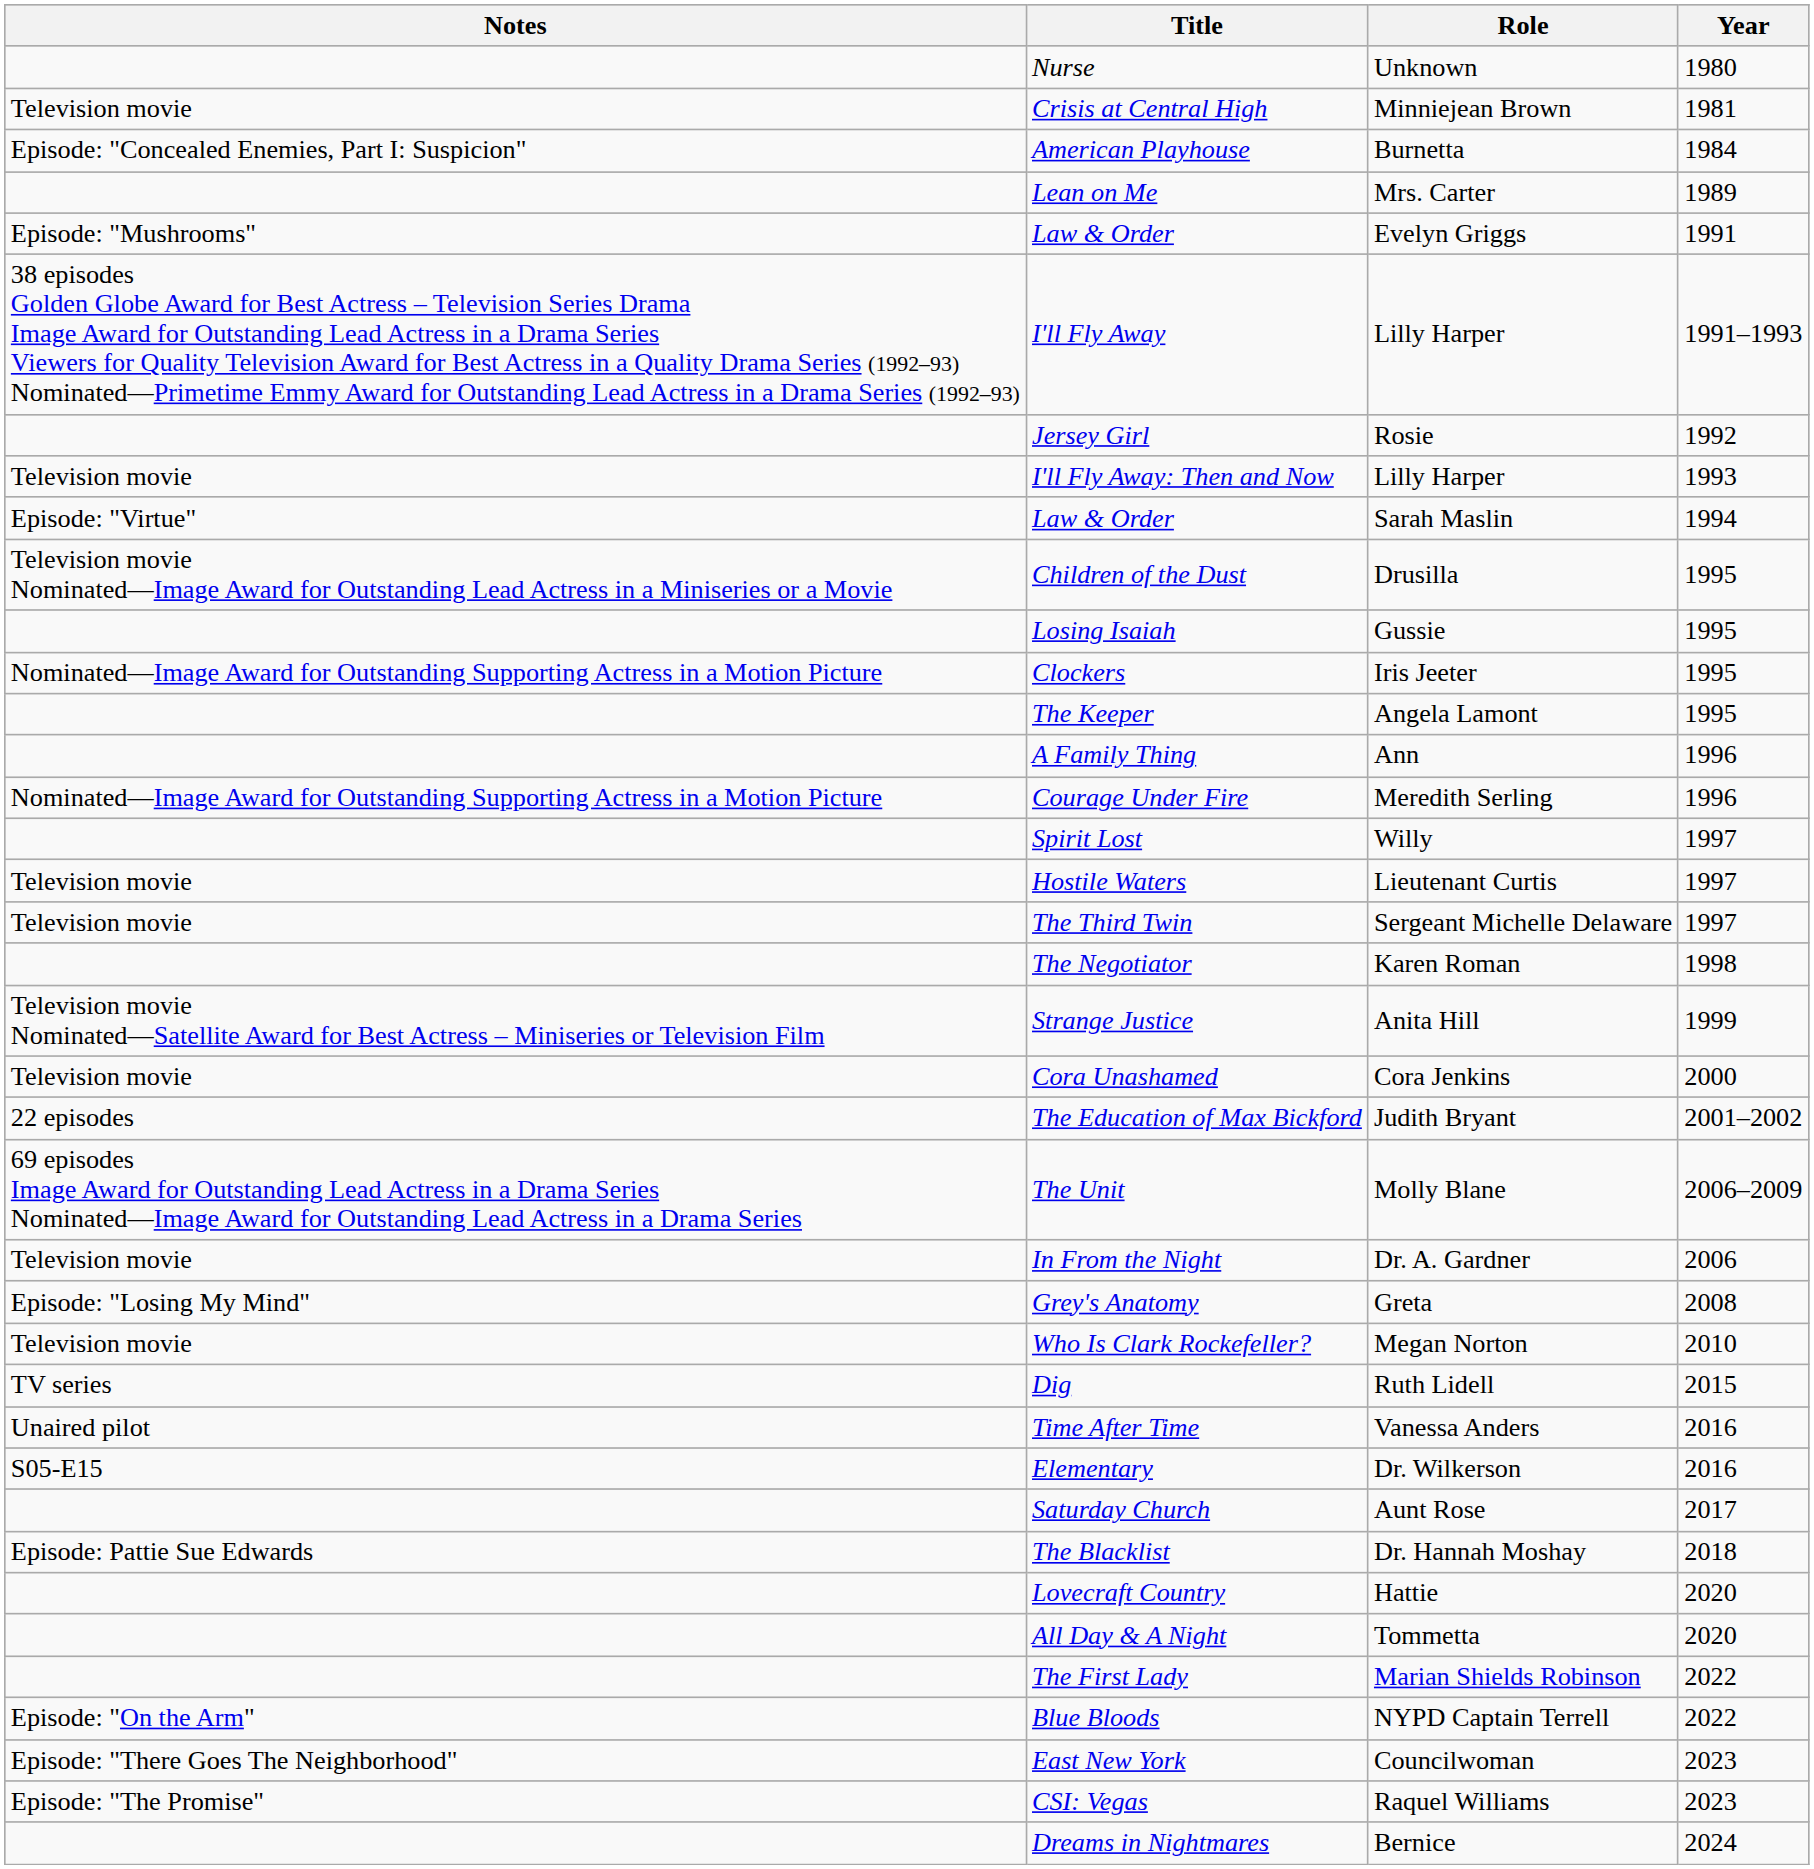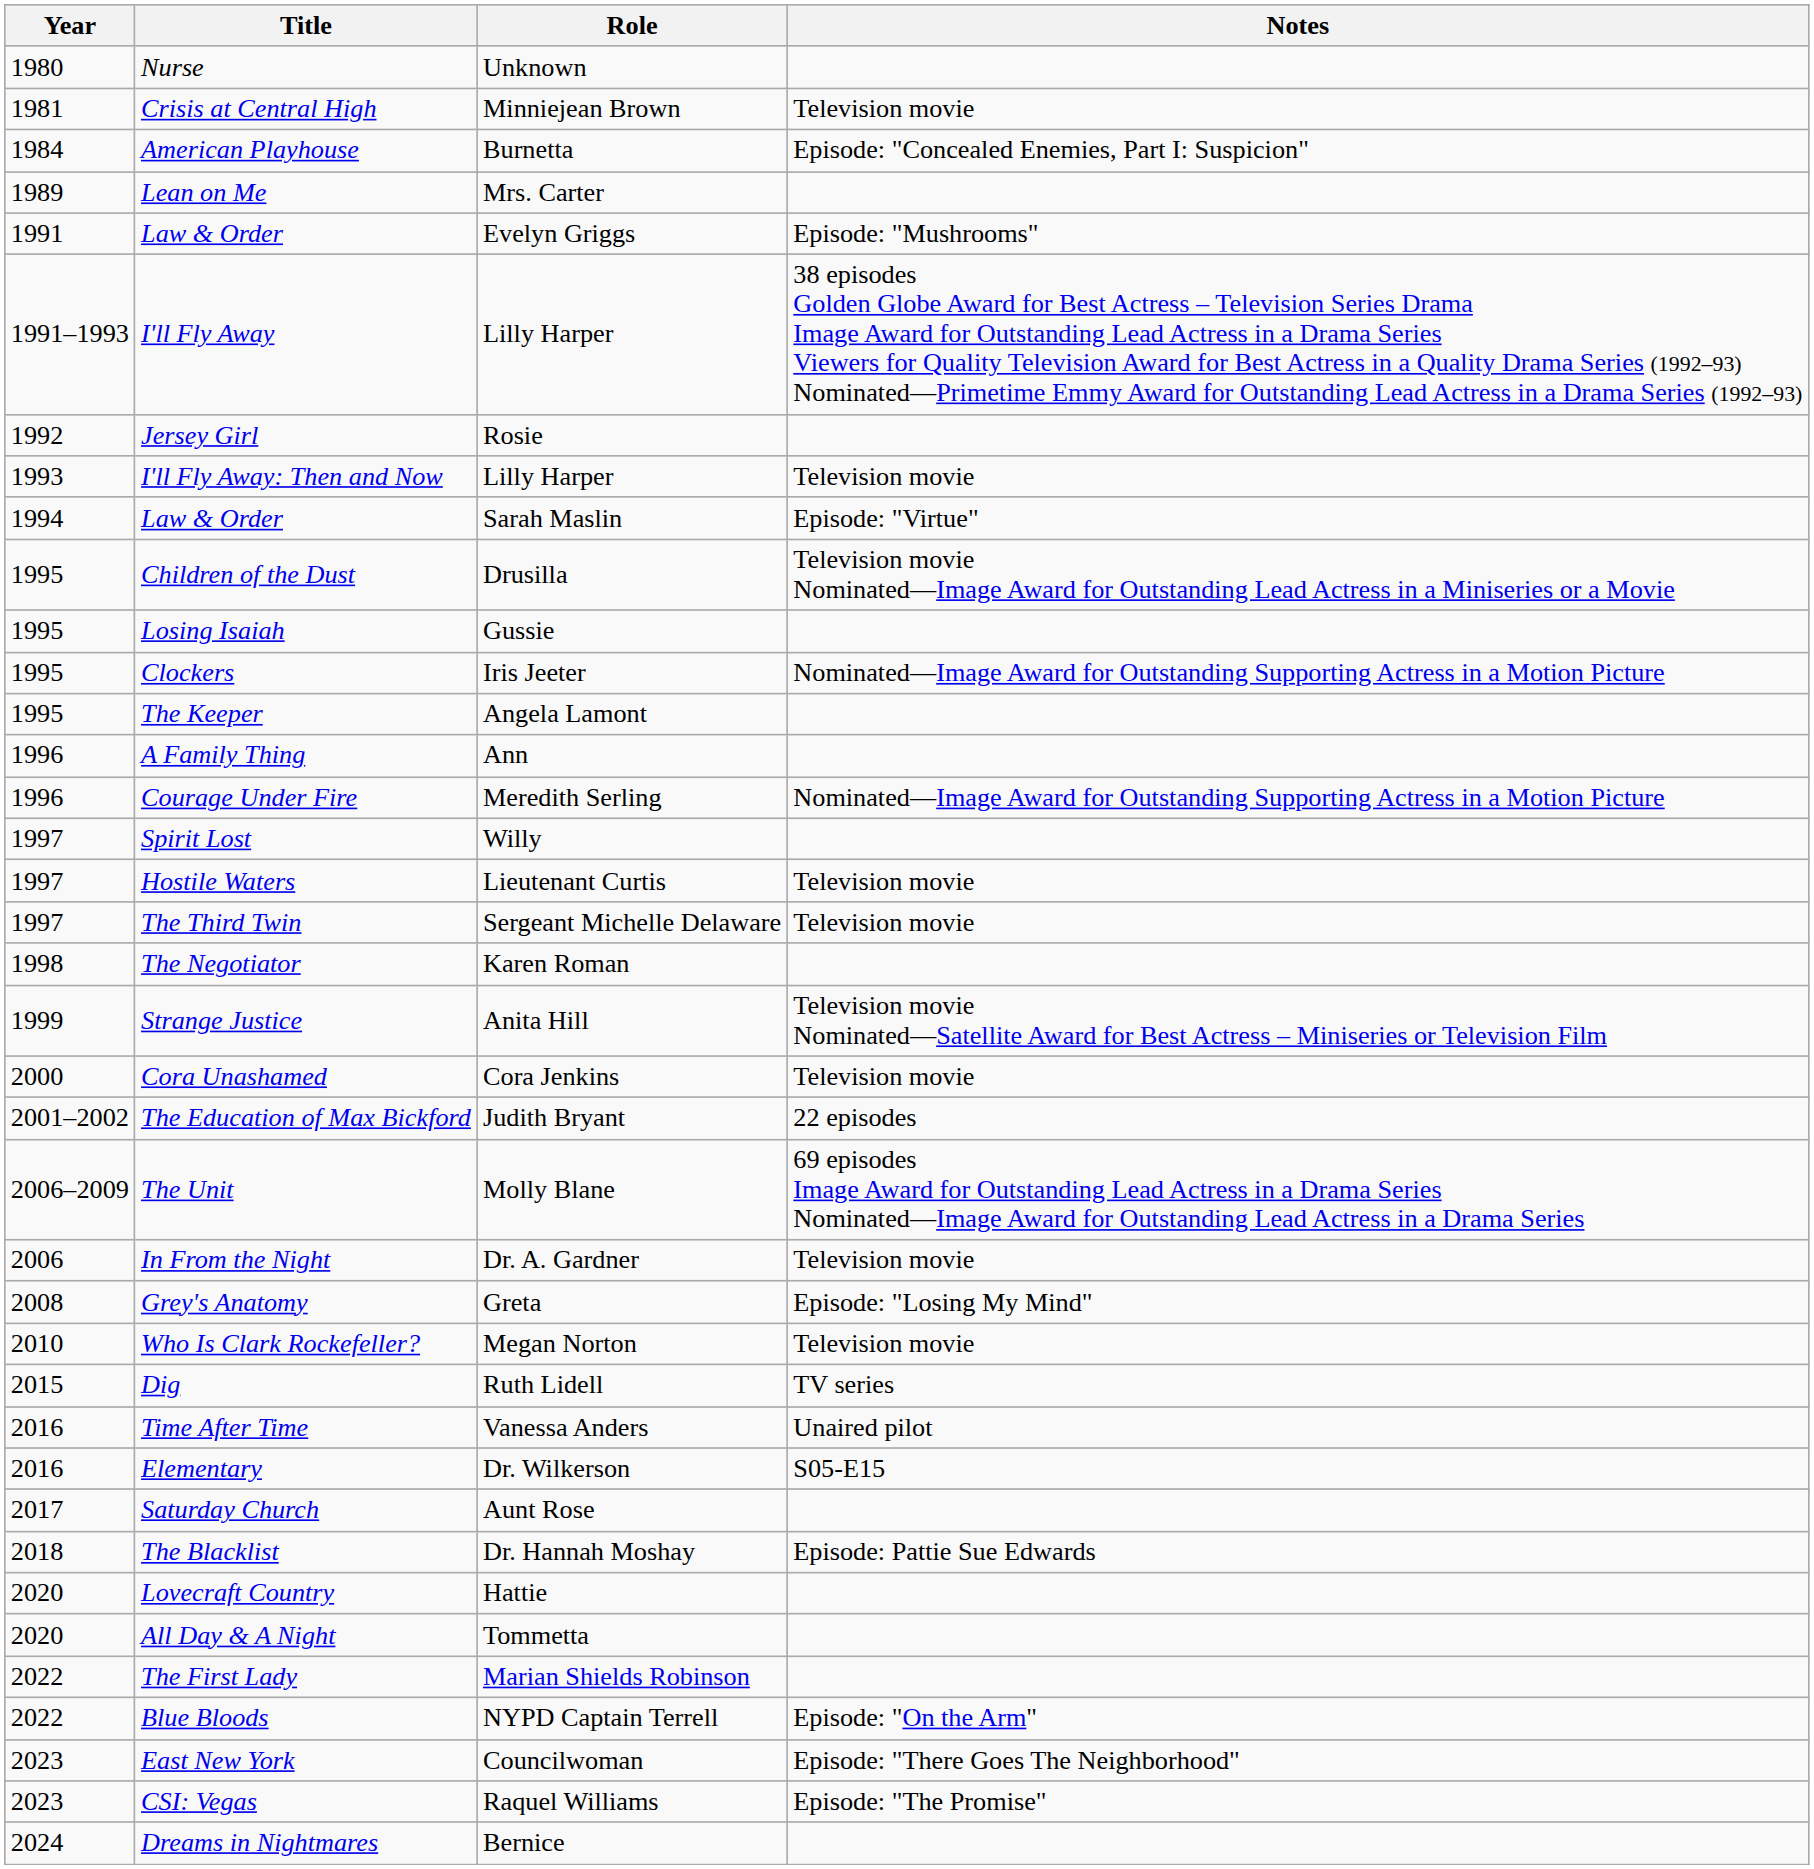columns swapped: (1743, 25) <-> (515, 25)
